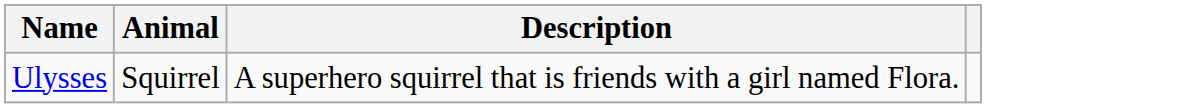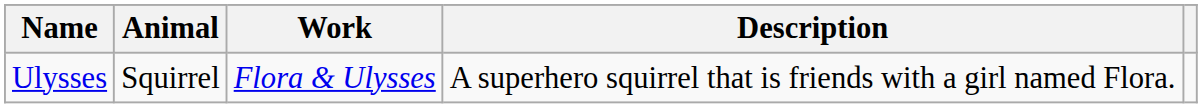+ column: (335, 28)
